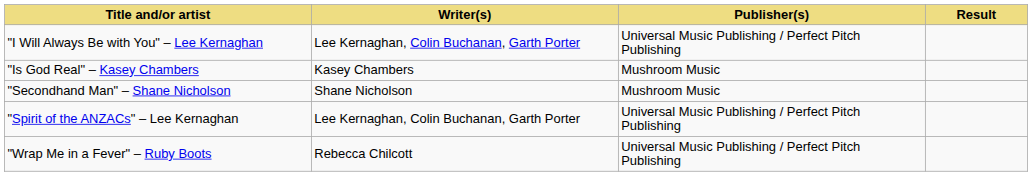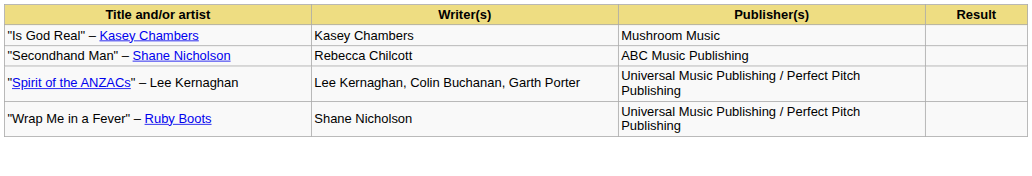- row: (135, 42)
(363, 91) Shane Nicholson -> (363, 55) Rebecca Chilcott
(671, 91) Mushroom Music -> (685, 55) ABC Music Publishing
(363, 153) Rebecca Chilcott -> (363, 118) Shane Nicholson
